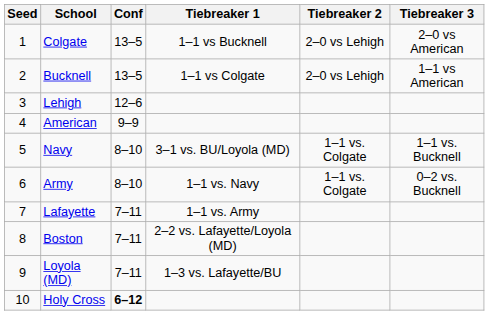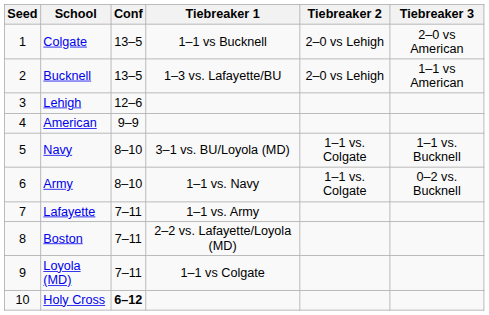(223, 75) 1–1 vs Colgate -> (223, 75) 1–3 vs. Lafayette/BU
(223, 273) 1–3 vs. Lafayette/BU -> (223, 273) 1–1 vs Colgate
